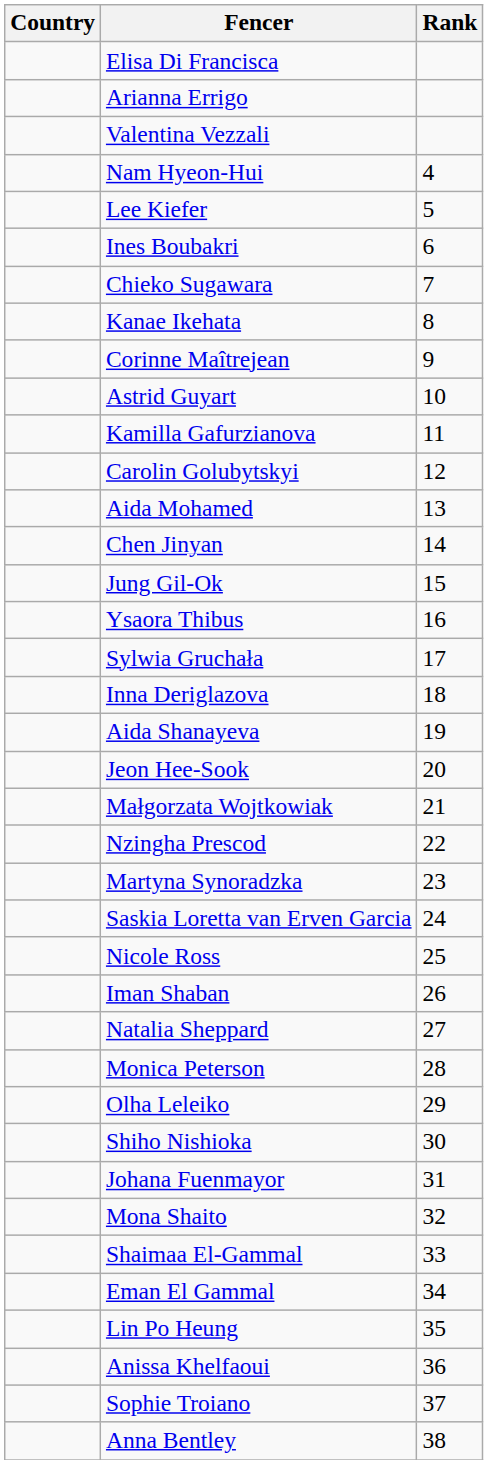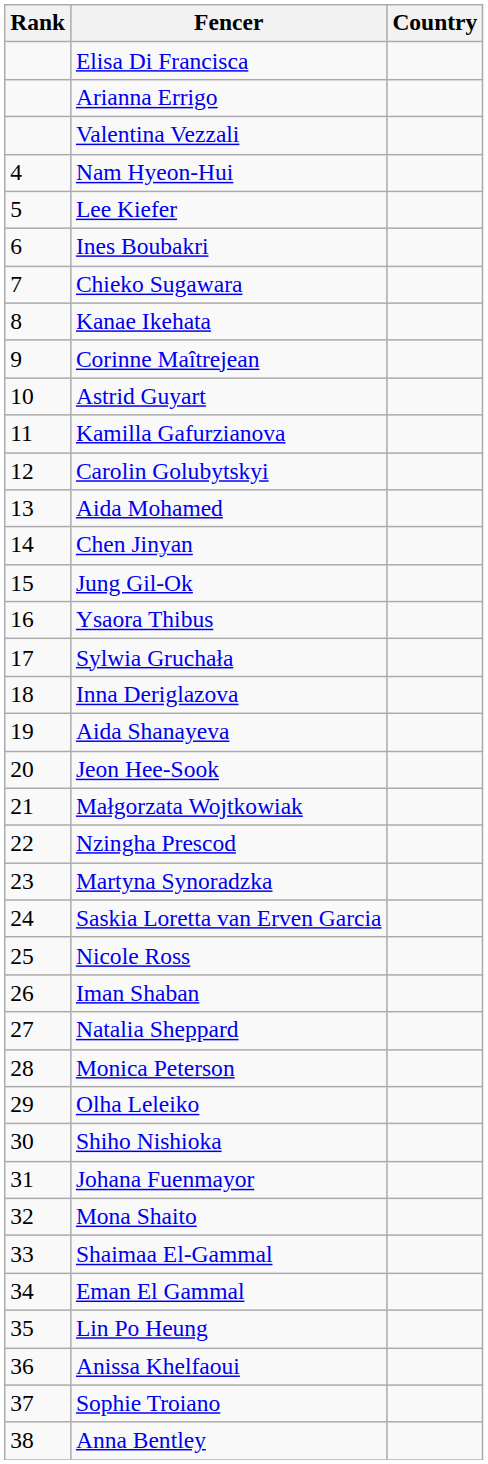columns swapped: (450, 23) <-> (53, 23)
